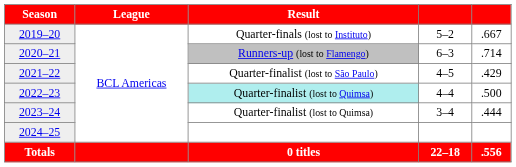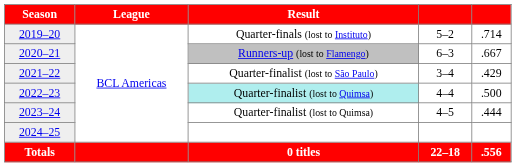(491, 34) .667 -> (491, 34) .714
(491, 53) .714 -> (491, 53) .667
(445, 73) 4–5 -> (445, 73) 3–4
(445, 112) 3–4 -> (445, 112) 4–5
